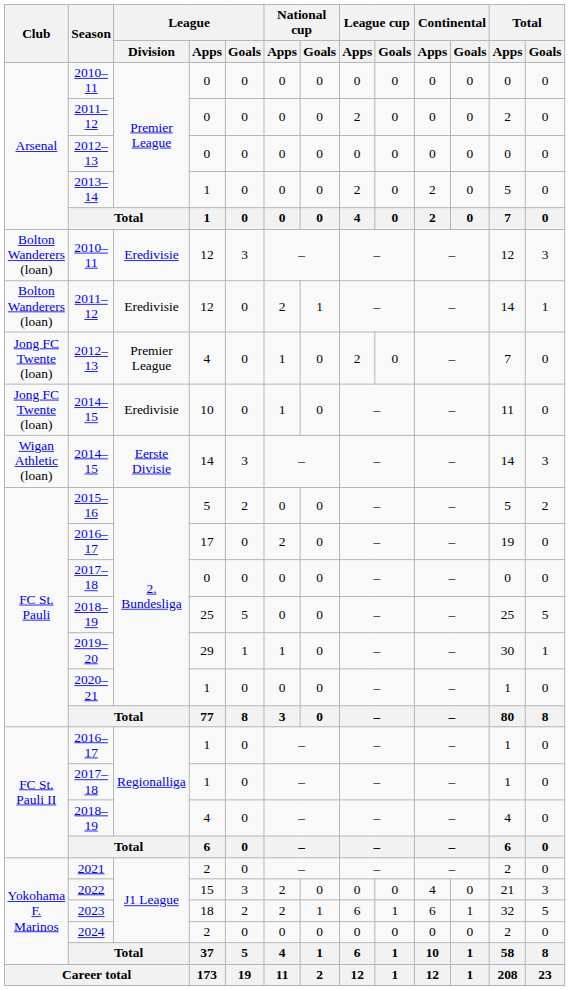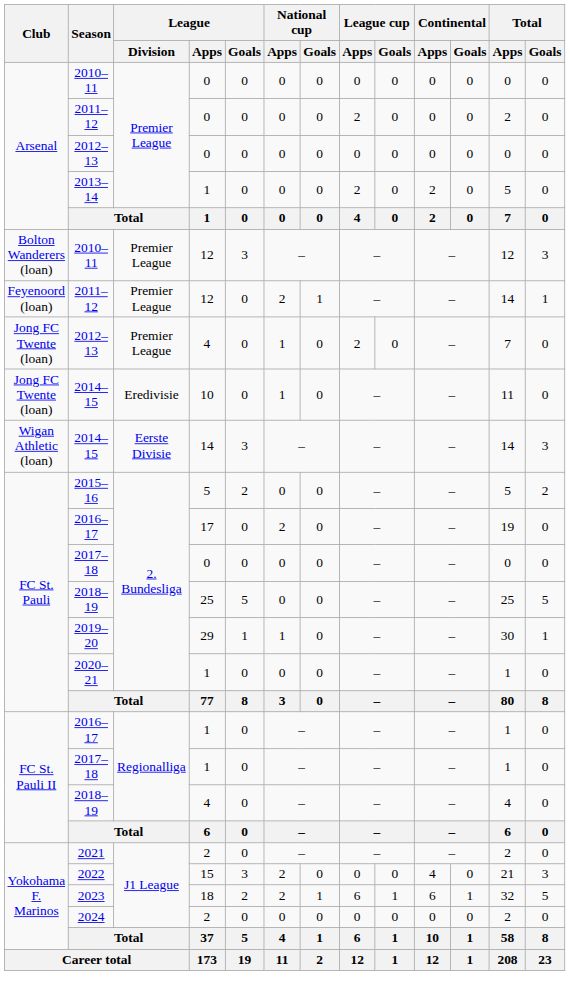(151, 255) Eredivisie -> (151, 255) Premier League
(36, 306) Bolton Wanderers (loan) -> (36, 299) Feyenoord (loan)
(151, 306) Eredivisie -> (151, 299) Premier League
